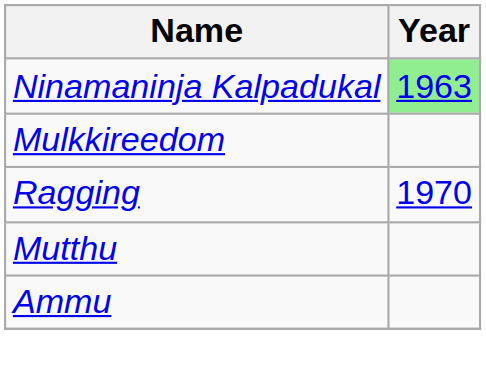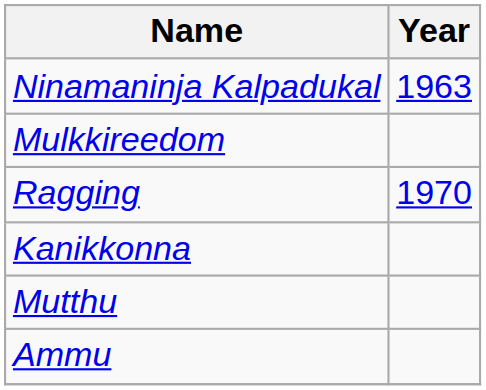(434, 85) lightgreen background -> (434, 85) no background
+ row: (102, 247)
